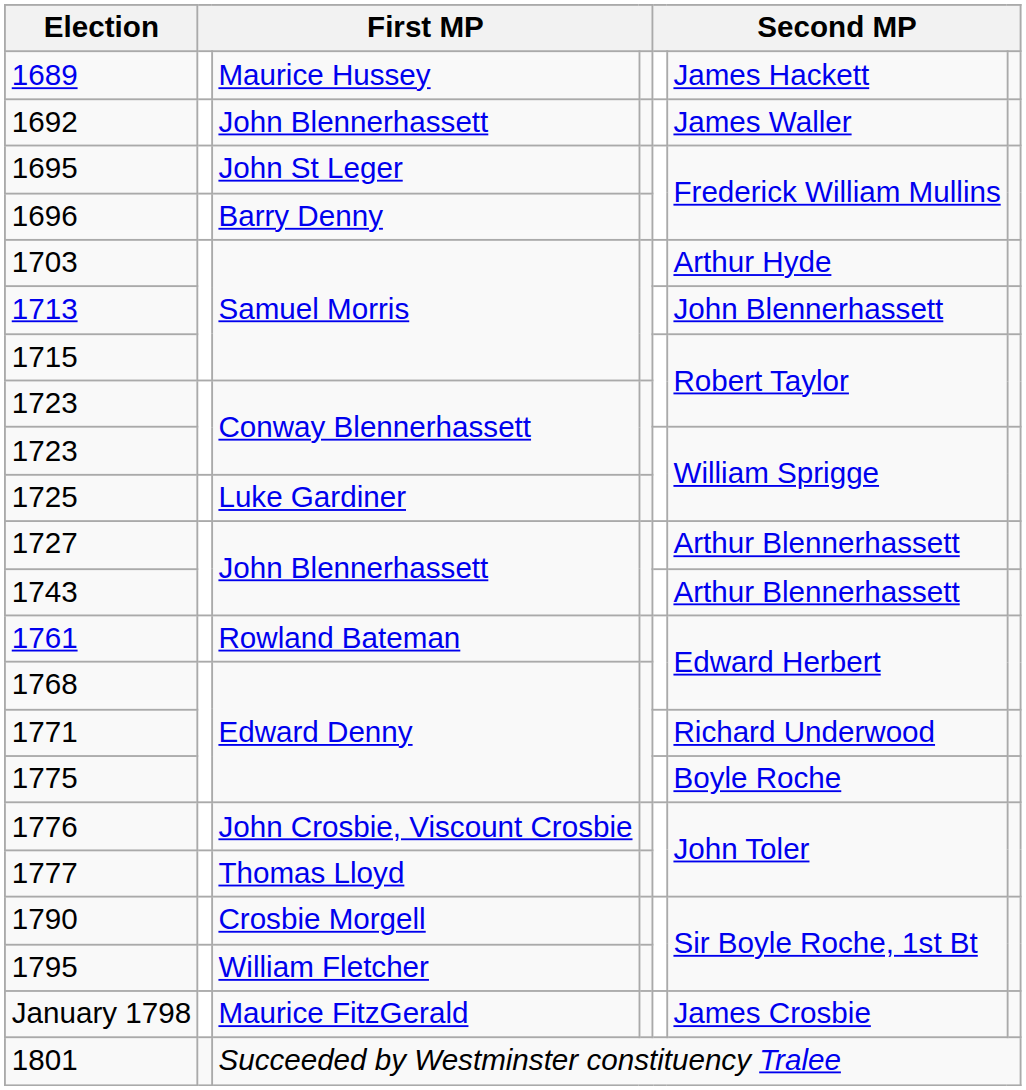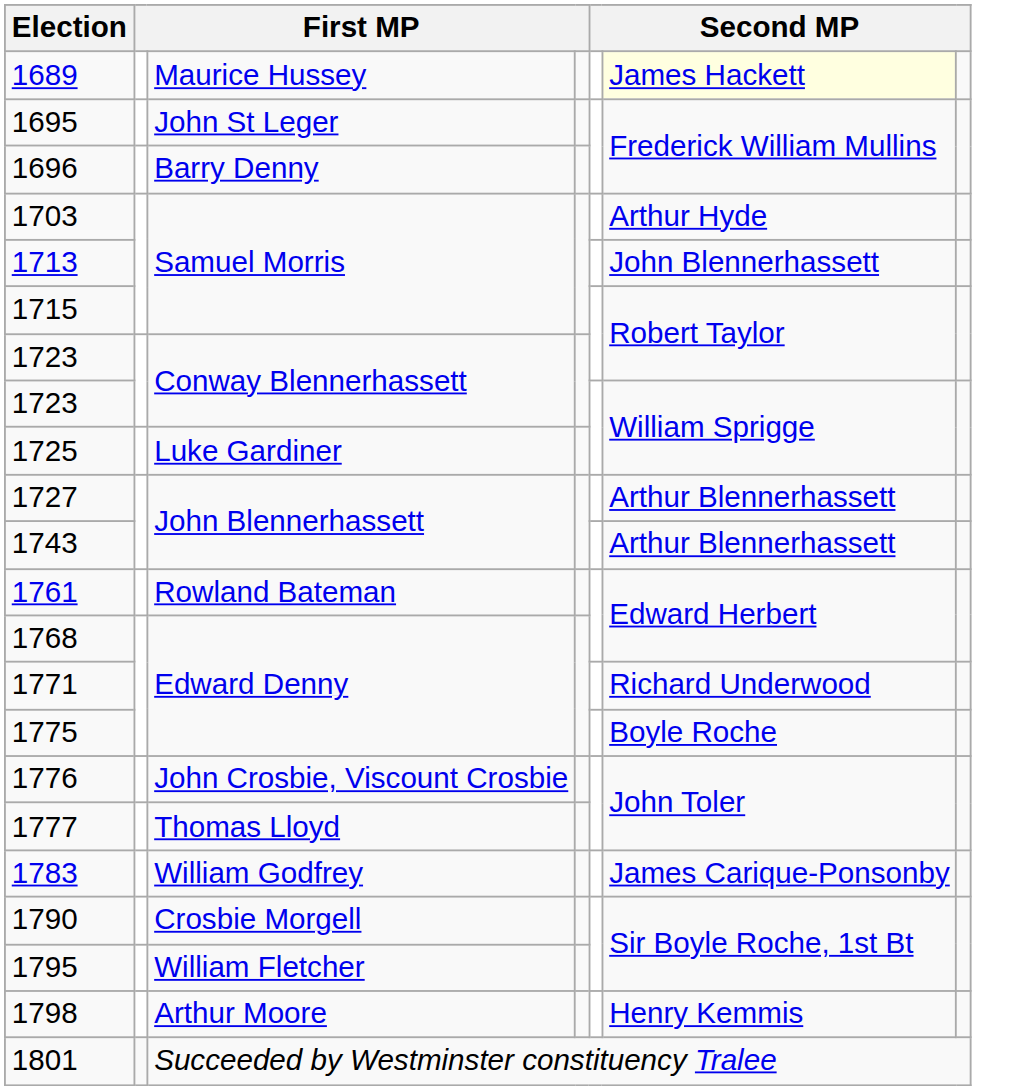(771, 74) no background -> (707, 74) lightyellow background
- row: (45, 121)
+ row: (45, 872)
- row: (101, 1013)
+ row: (45, 1013)
